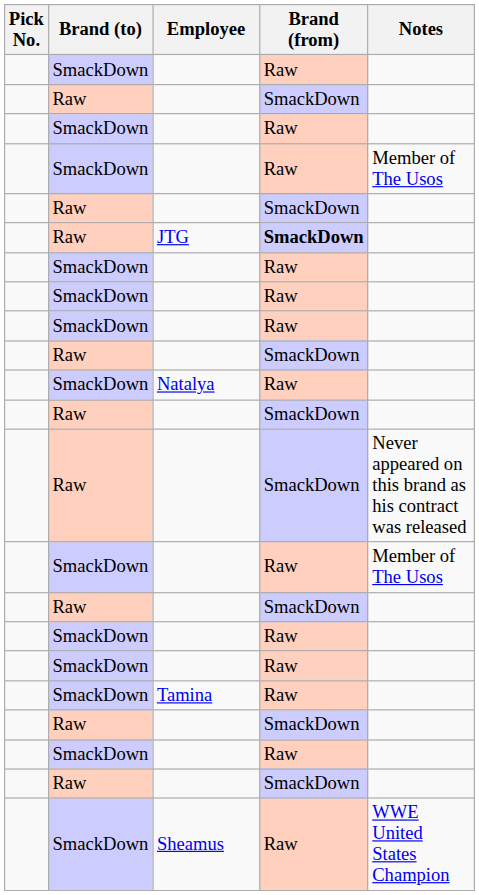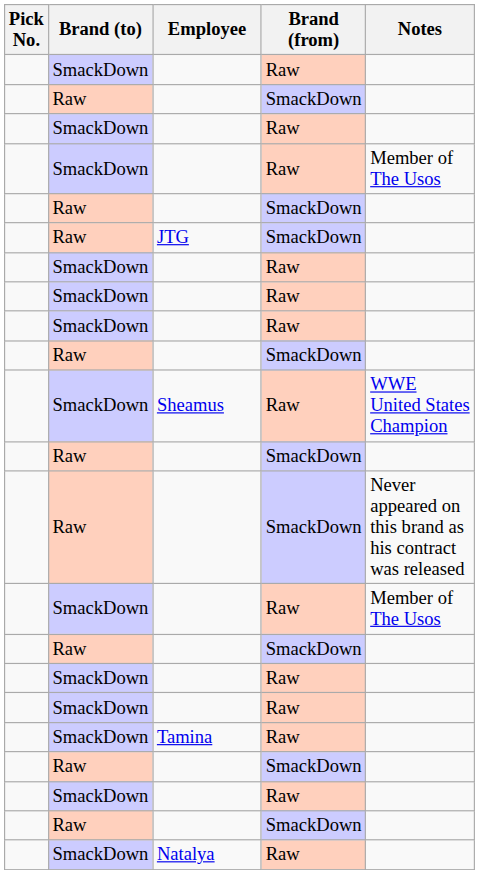(314, 237) bold -> (314, 237) normal
rows swapped: (100, 384) <-> (100, 844)
